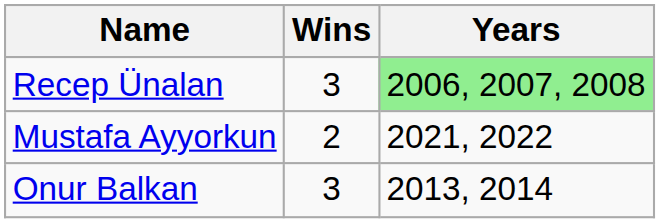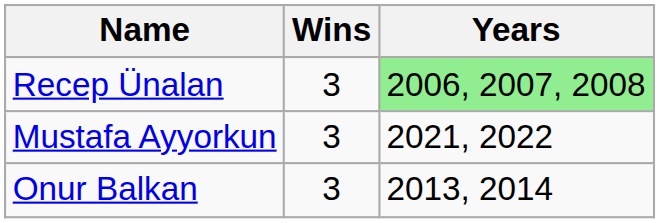(332, 136) 2 -> (332, 136) 3
